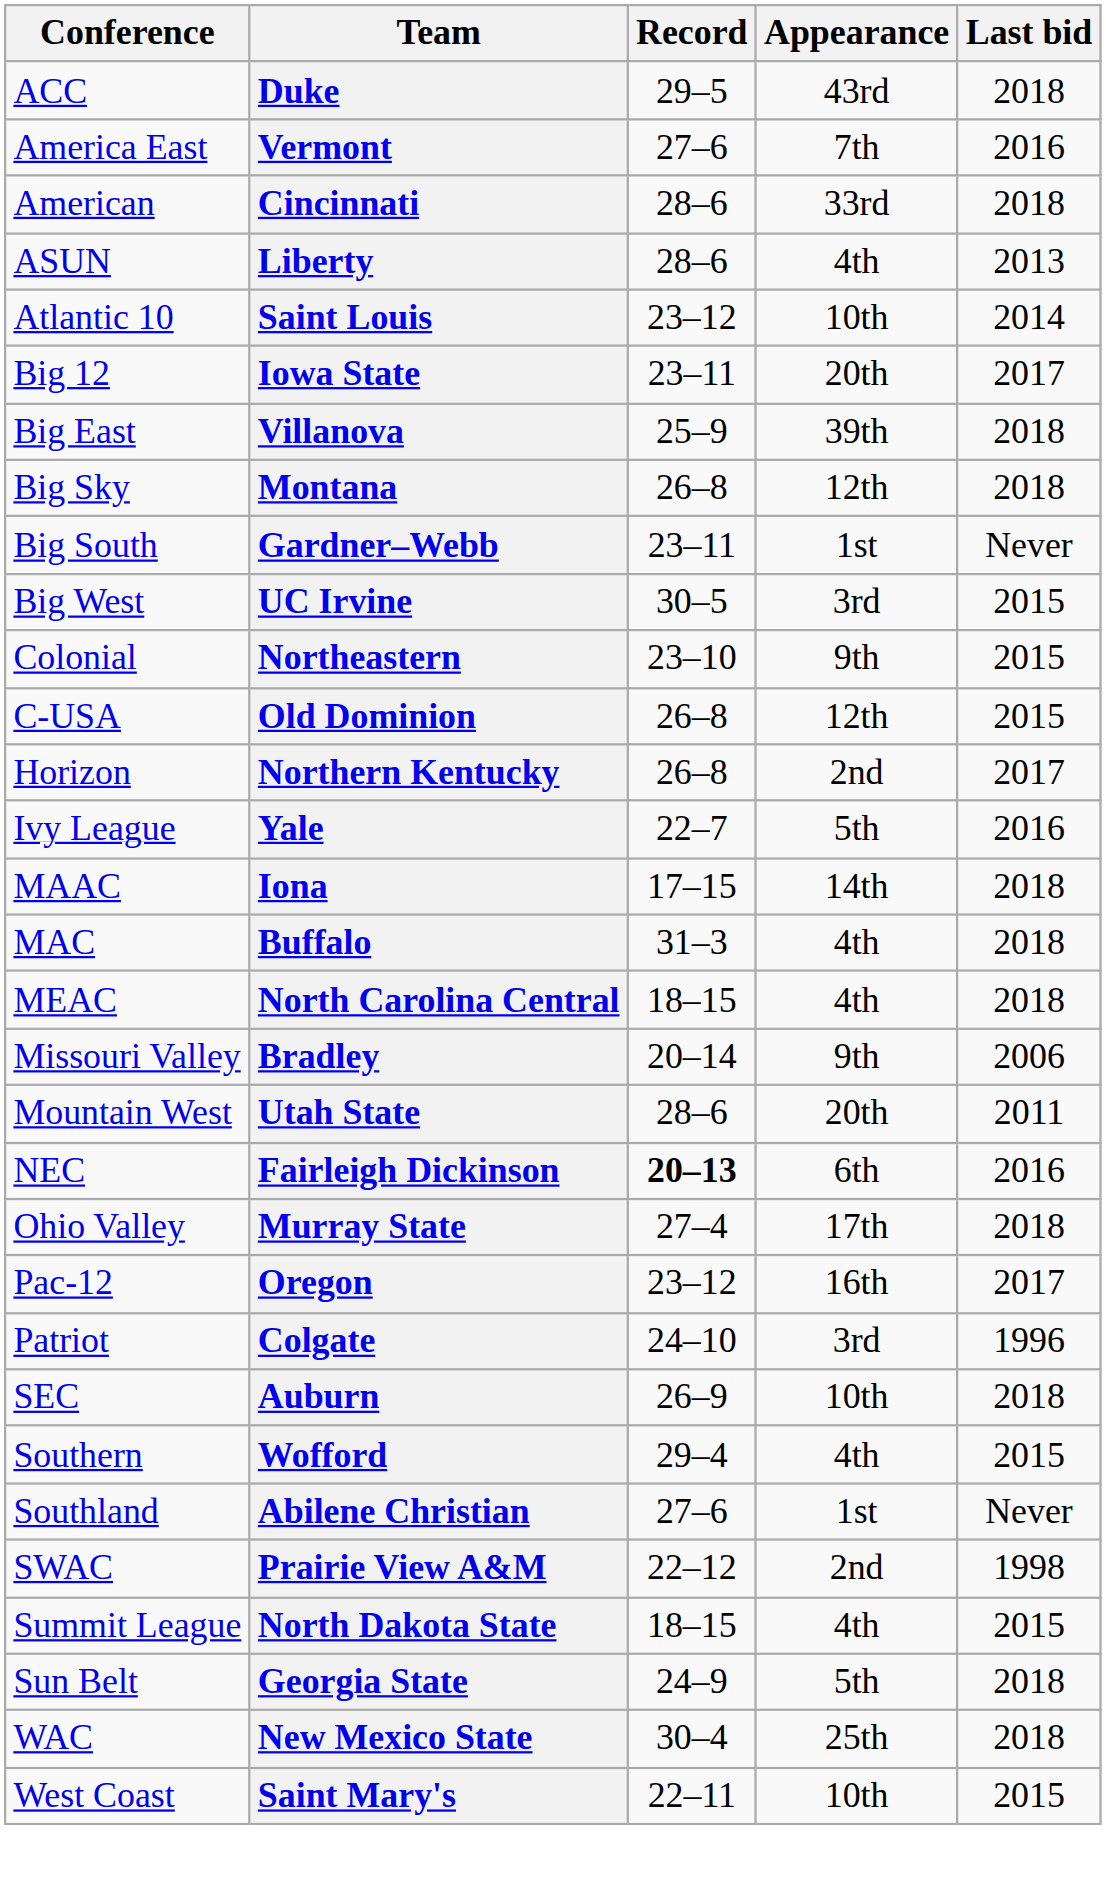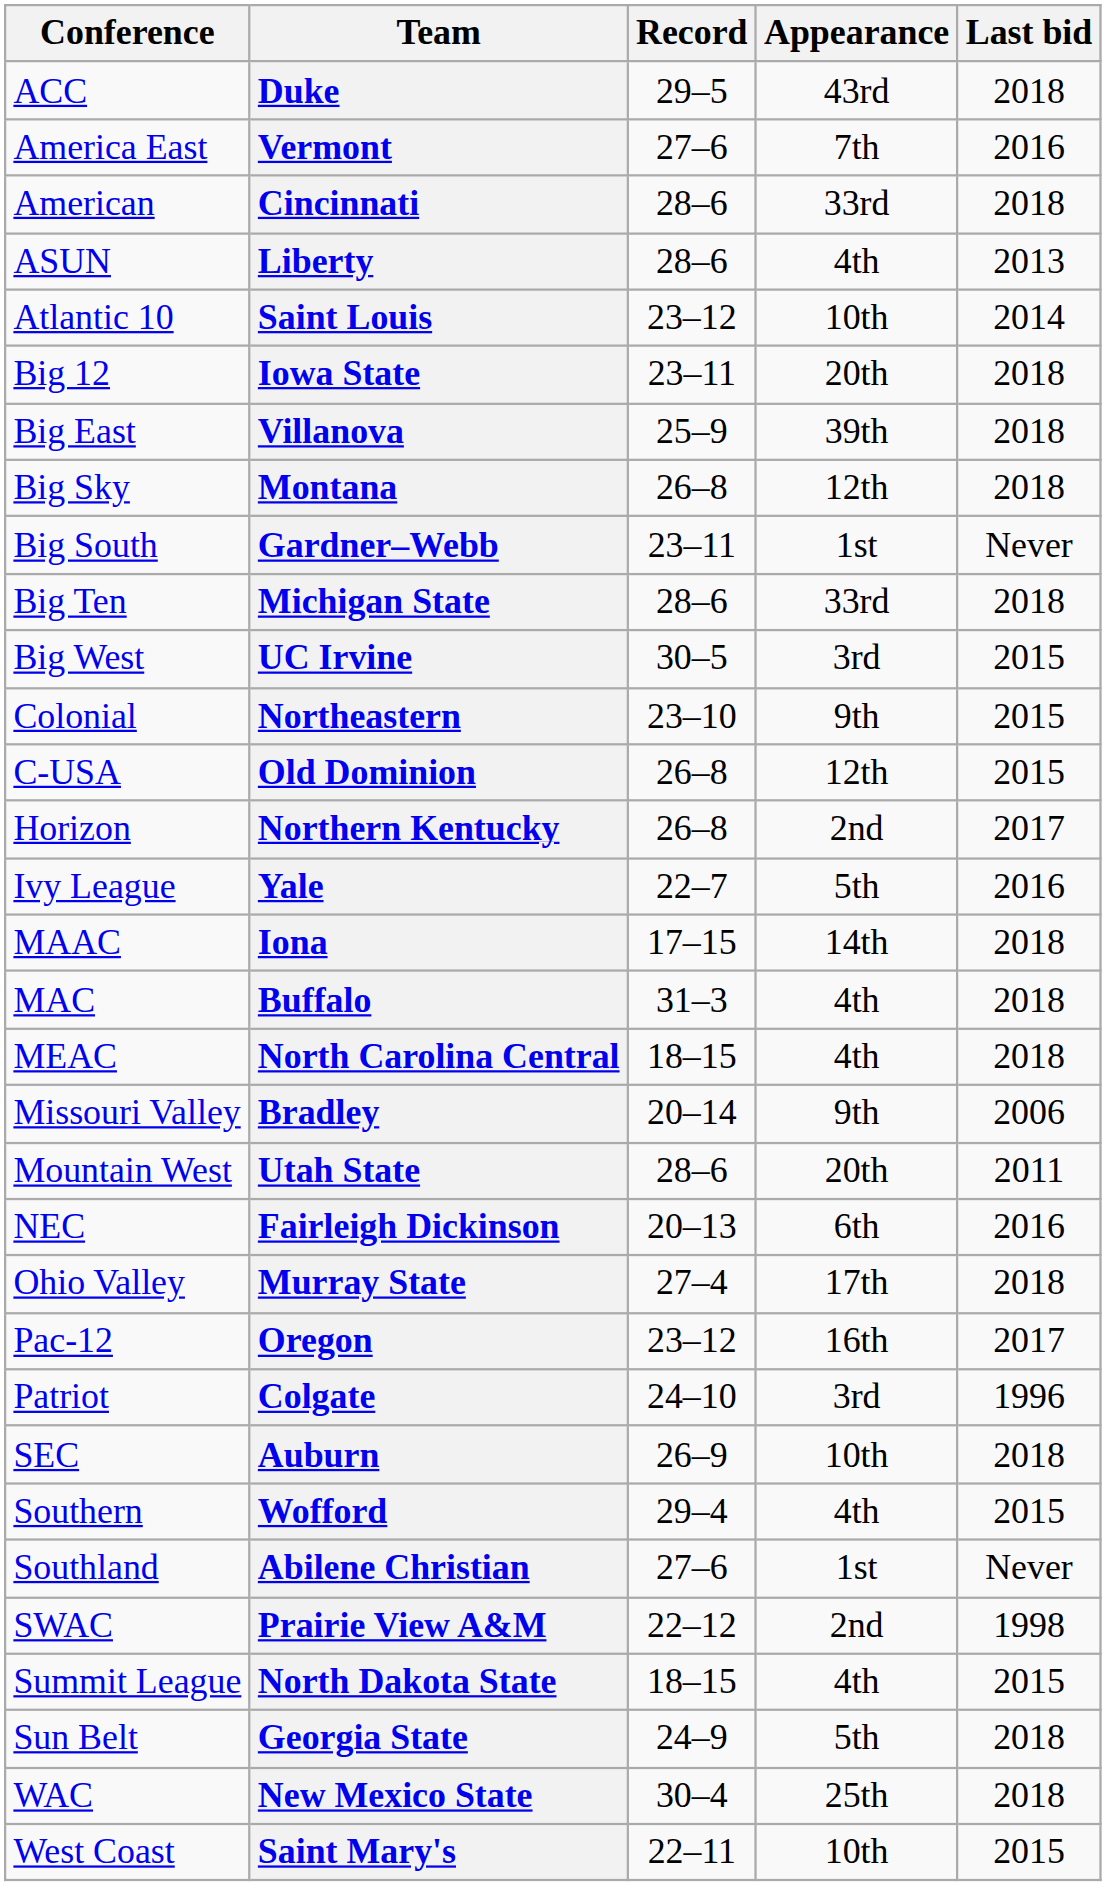(1029, 373) 2017 -> (1029, 373) 2018
+ row: (374, 601)
(692, 1169) bold -> (692, 1226) normal
